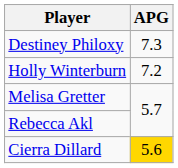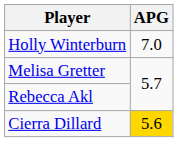- row: (66, 44)
(151, 70) 7.2 -> (151, 44) 7.0
